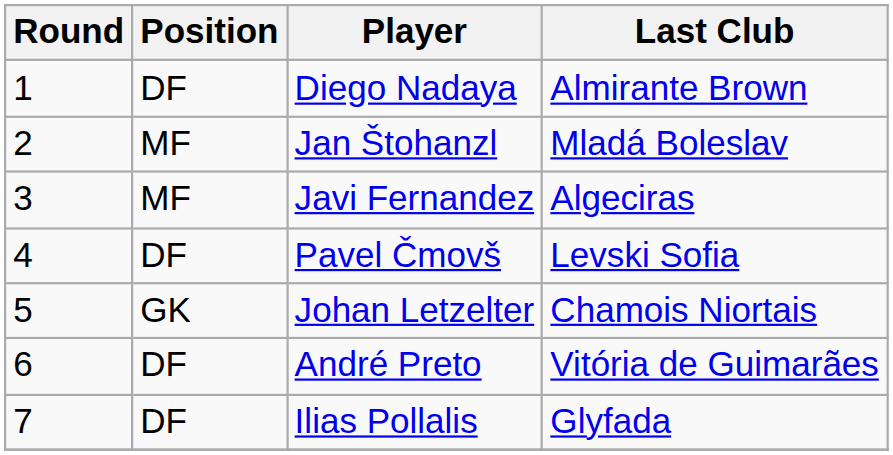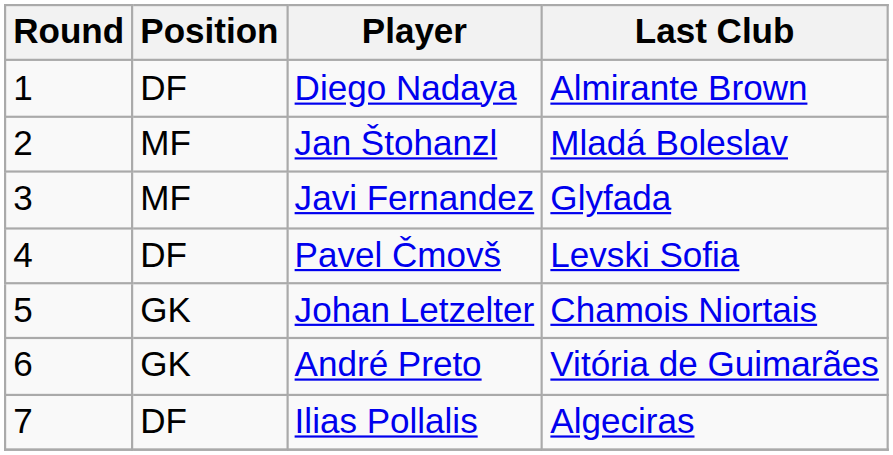(622, 198) Algeciras -> (611, 198) Glyfada
(164, 365) DF -> (166, 365) GK
(611, 421) Glyfada -> (622, 421) Algeciras
